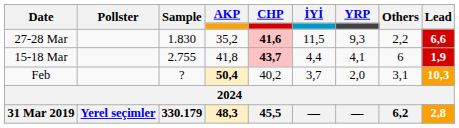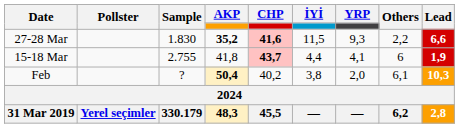(227, 38) normal -> (227, 38) bold
(314, 75) 3,7 -> (314, 75) 3,8
(400, 75) 3,1 -> (400, 75) 6,1
